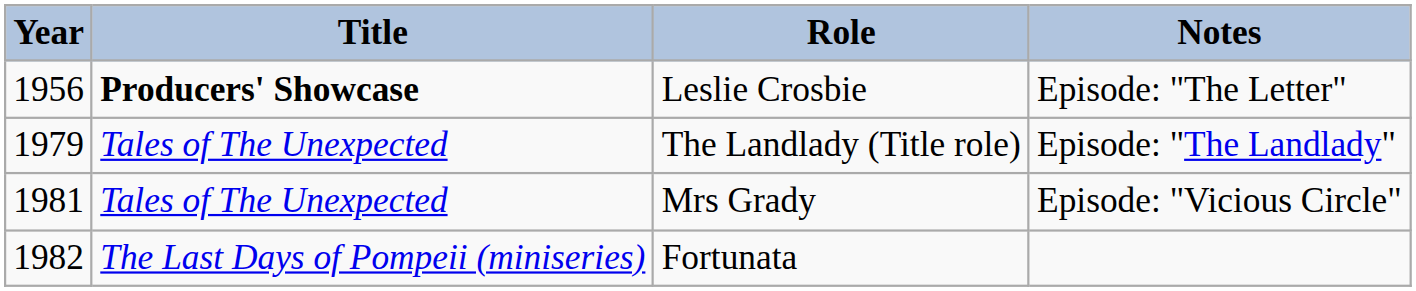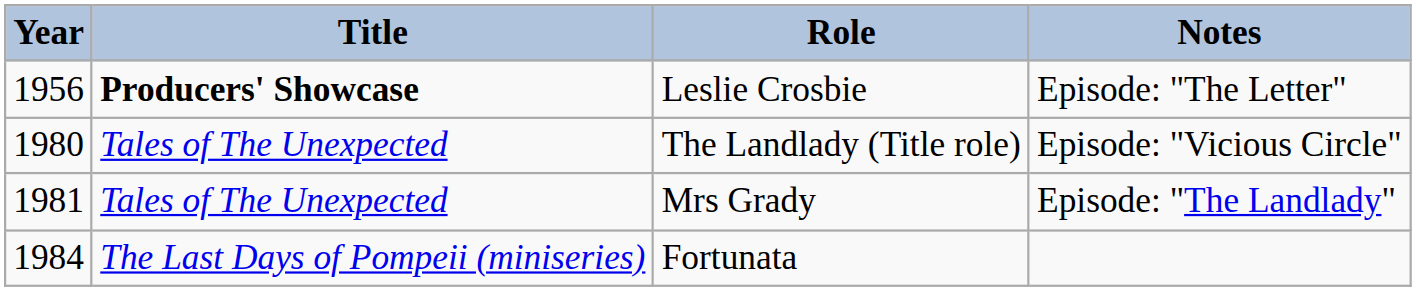(49, 144) 1979 -> (49, 144) 1980
(1216, 144) Episode: "The Landlady" -> (1219, 144) Episode: "Vicious Circle"
(1219, 200) Episode: "Vicious Circle" -> (1216, 200) Episode: "The Landlady"
(49, 256) 1982 -> (49, 256) 1984
